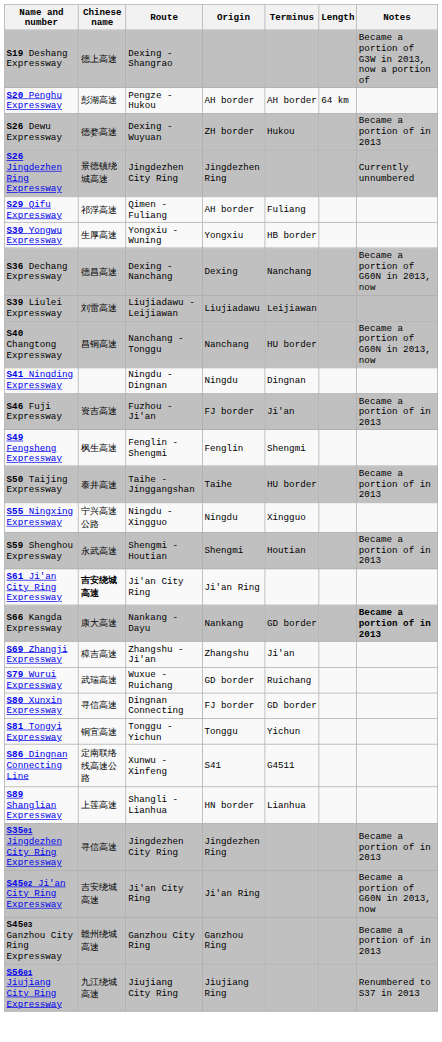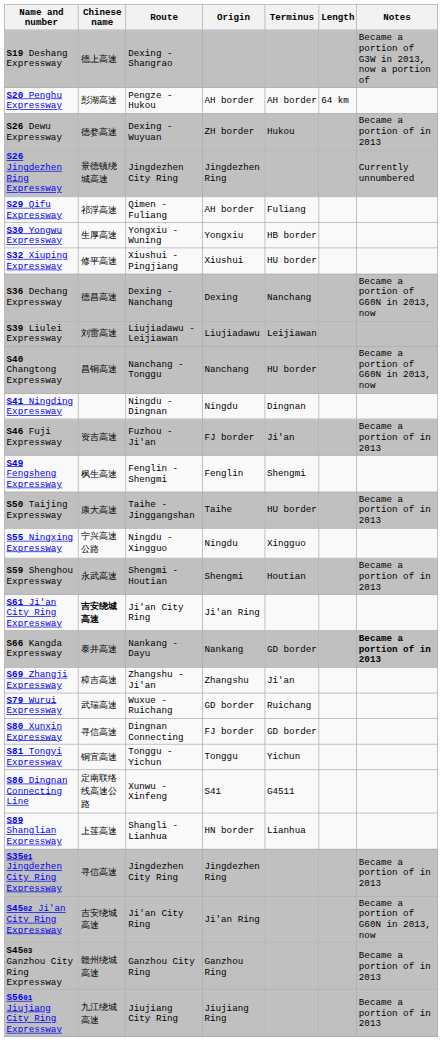+ row: (37, 261)
(99, 485) 泰井高速 -> (99, 510) 康大高速
(99, 624) 康大高速 -> (99, 649) 泰井高速
(395, 988) Renumbered to S37 in 2013 -> (395, 1014) Became a portion of in 2013
